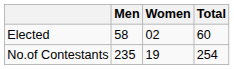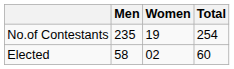rows swapped: (58, 54) <-> (28, 34)
